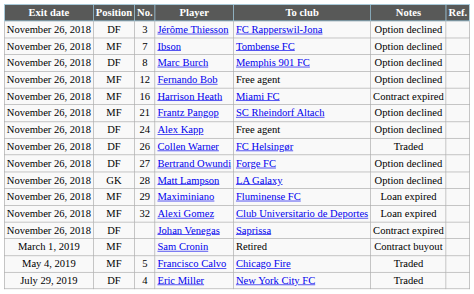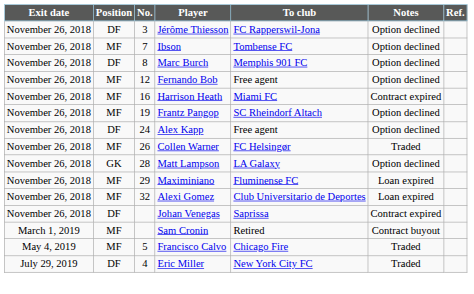(145, 113) 21 -> (145, 113) 19
(114, 146) DF -> (114, 146) MF
- row: (194, 163)
